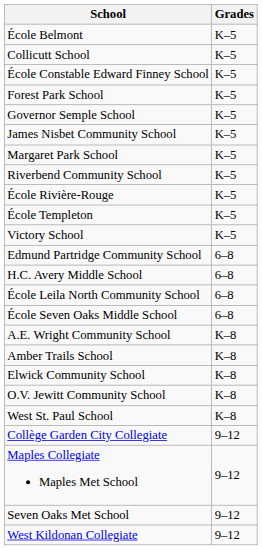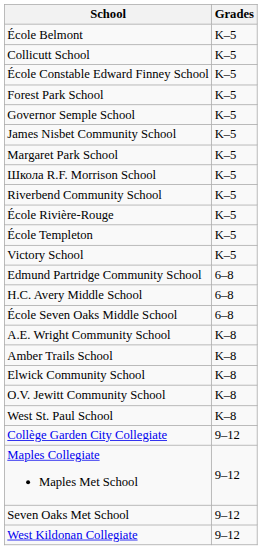+ row: (82, 174)
- row: (103, 295)
